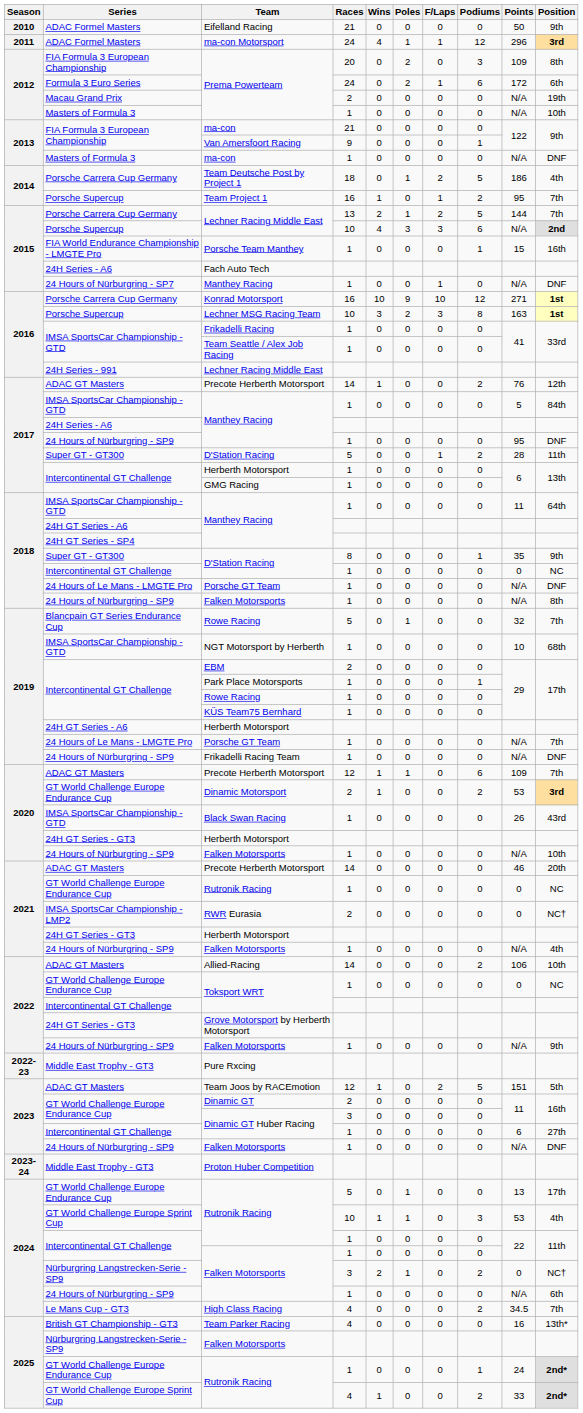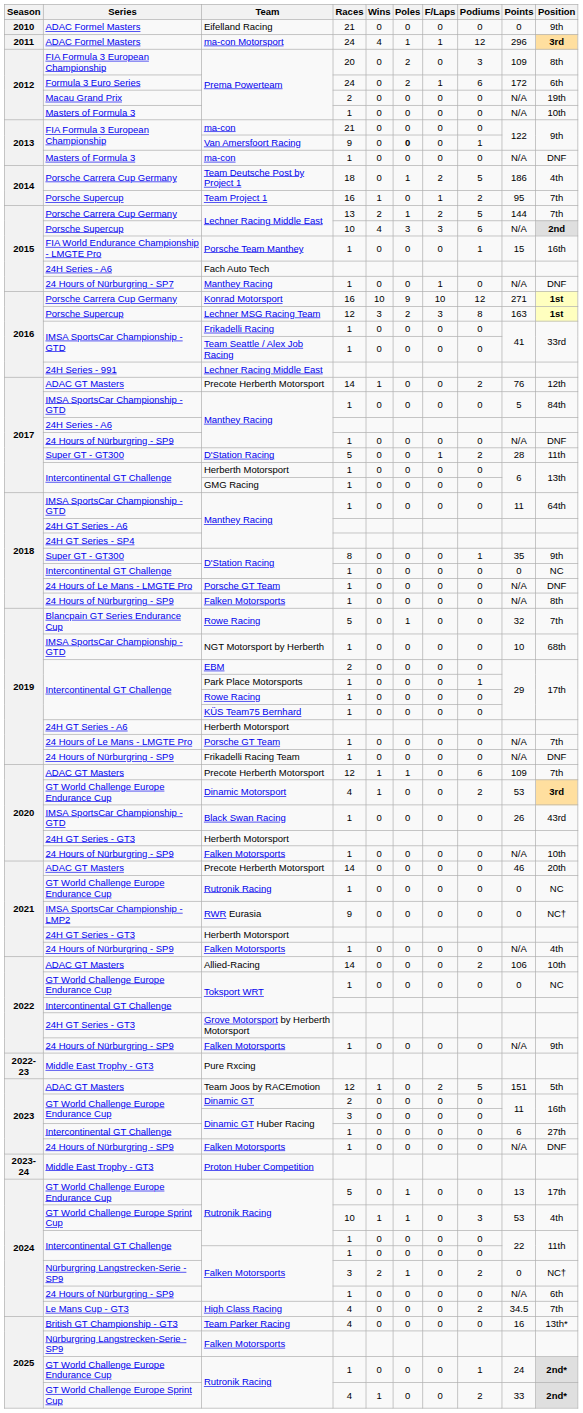(519, 27) 50 -> (519, 27) 0
(408, 143) normal -> (408, 143) bold
(349, 314) 10 -> (349, 314) 12
(519, 440) 95 -> (519, 440) N/A
(349, 793) 2 -> (349, 793) 4
(349, 914) 2 -> (349, 914) 9
